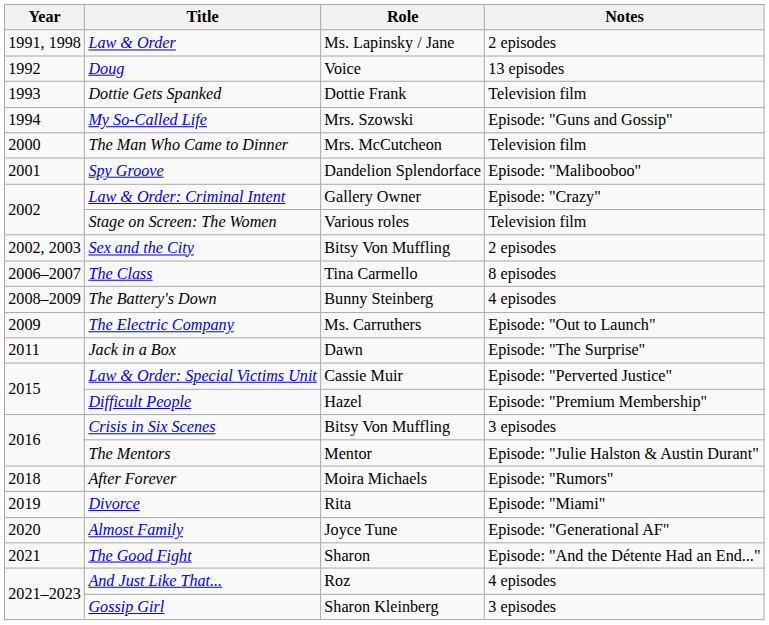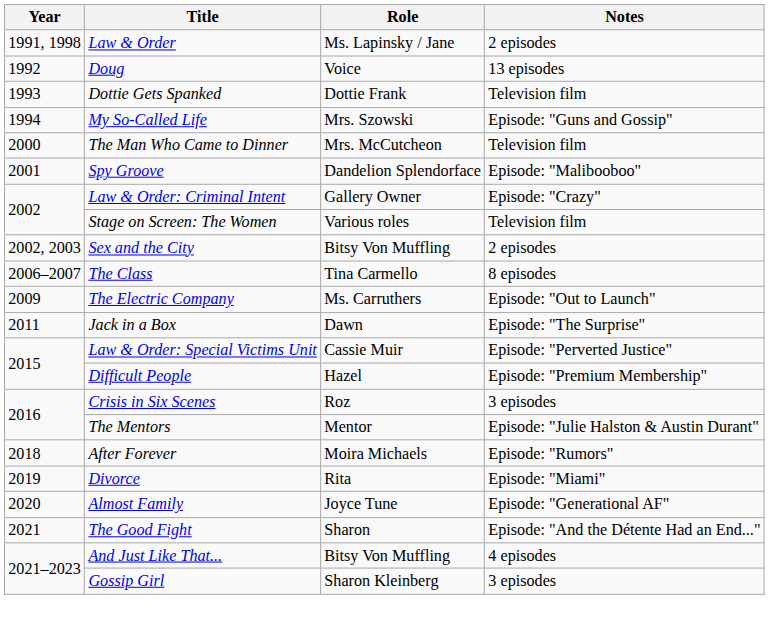- row: (153, 299)
(387, 427) Bitsy Von Muffling -> (337, 401) Roz
(337, 581) Roz -> (387, 555) Bitsy Von Muffling
